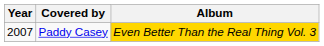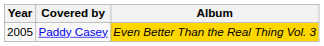(20, 32) 2007 -> (20, 32) 2005
